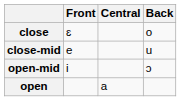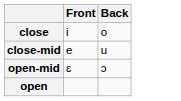- column: (121, 13)
(69, 31) ɛ -> (67, 31) i
(67, 68) i -> (69, 68) ɛ
